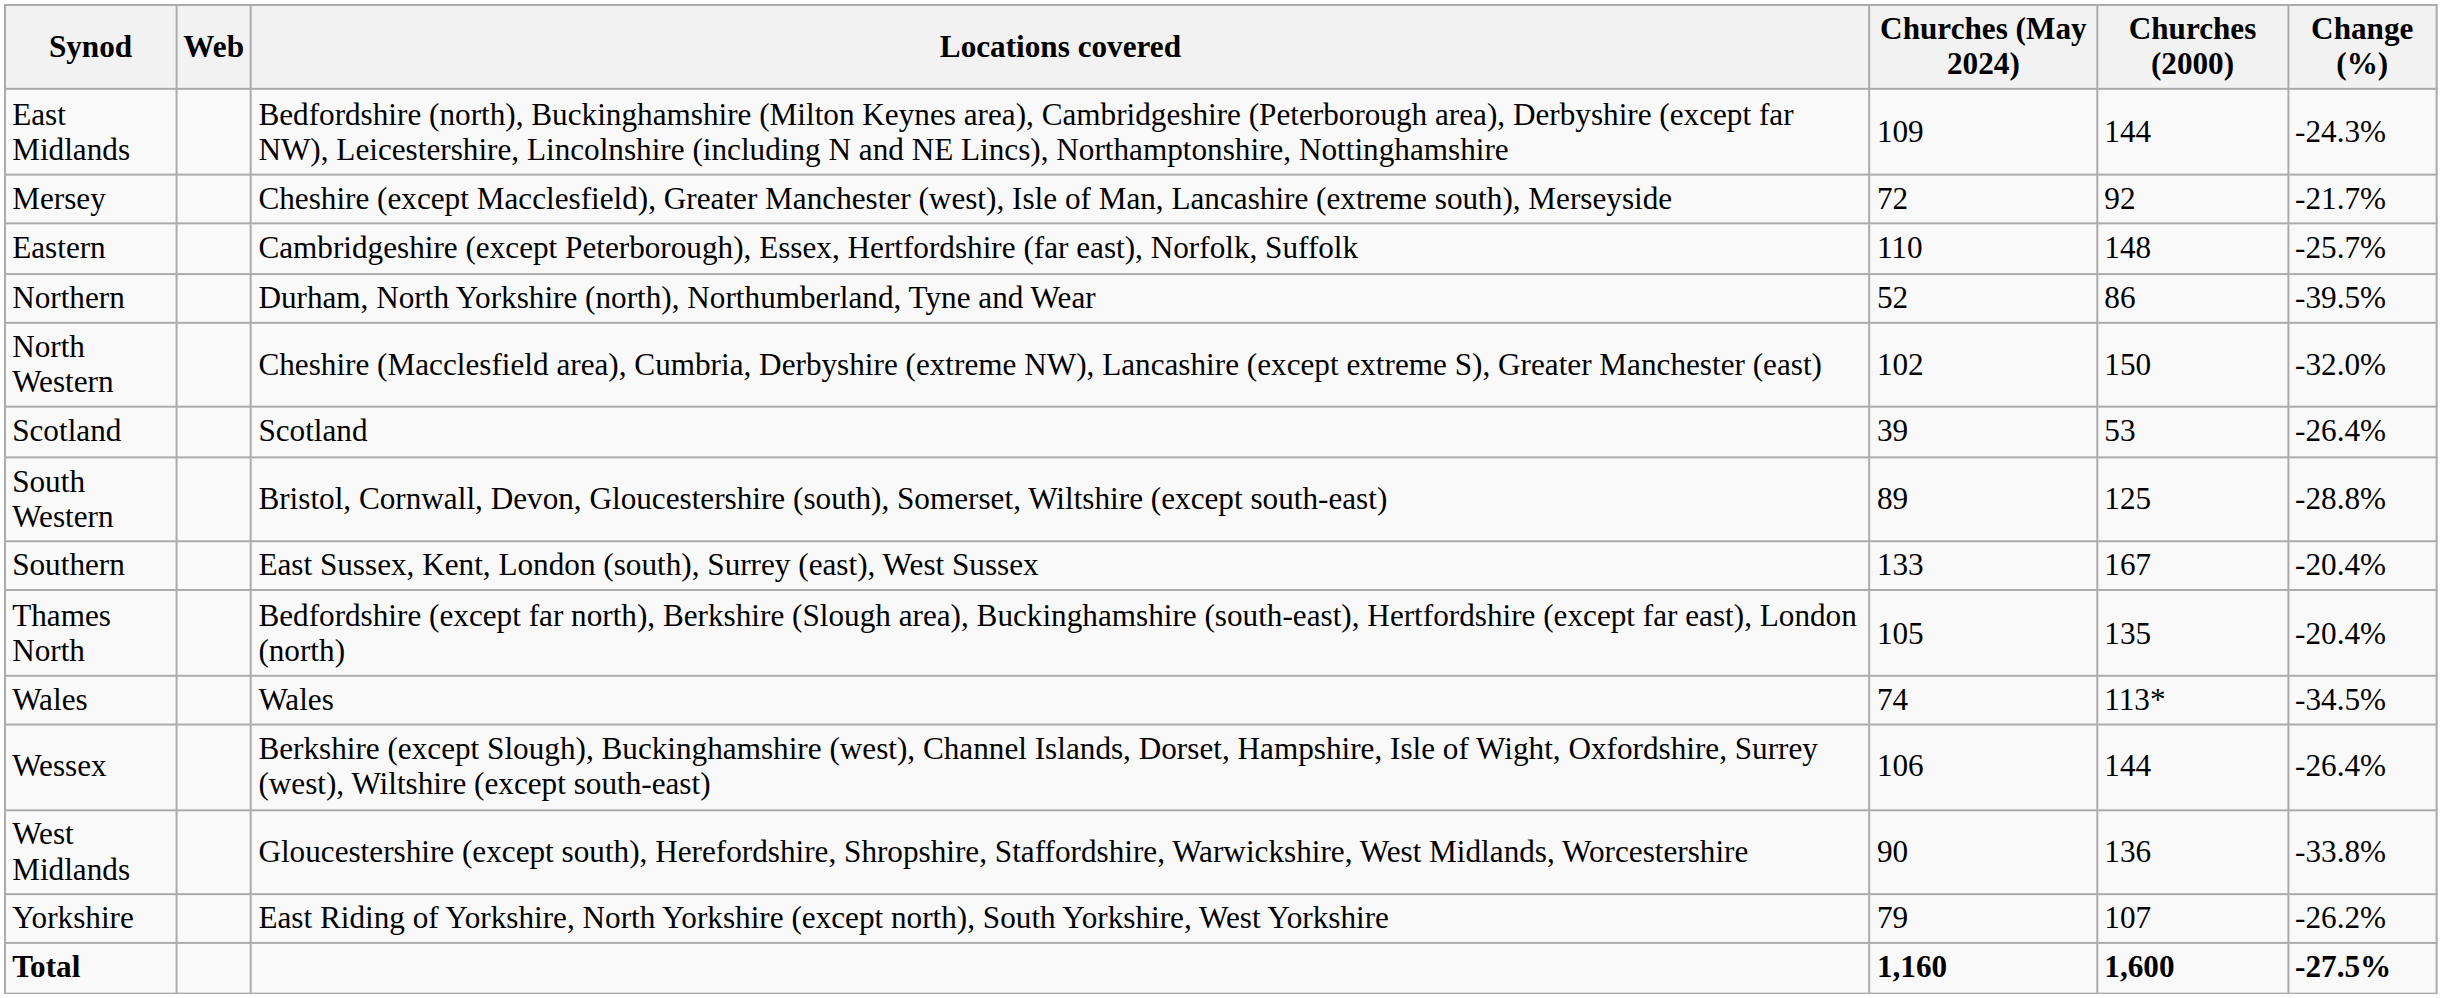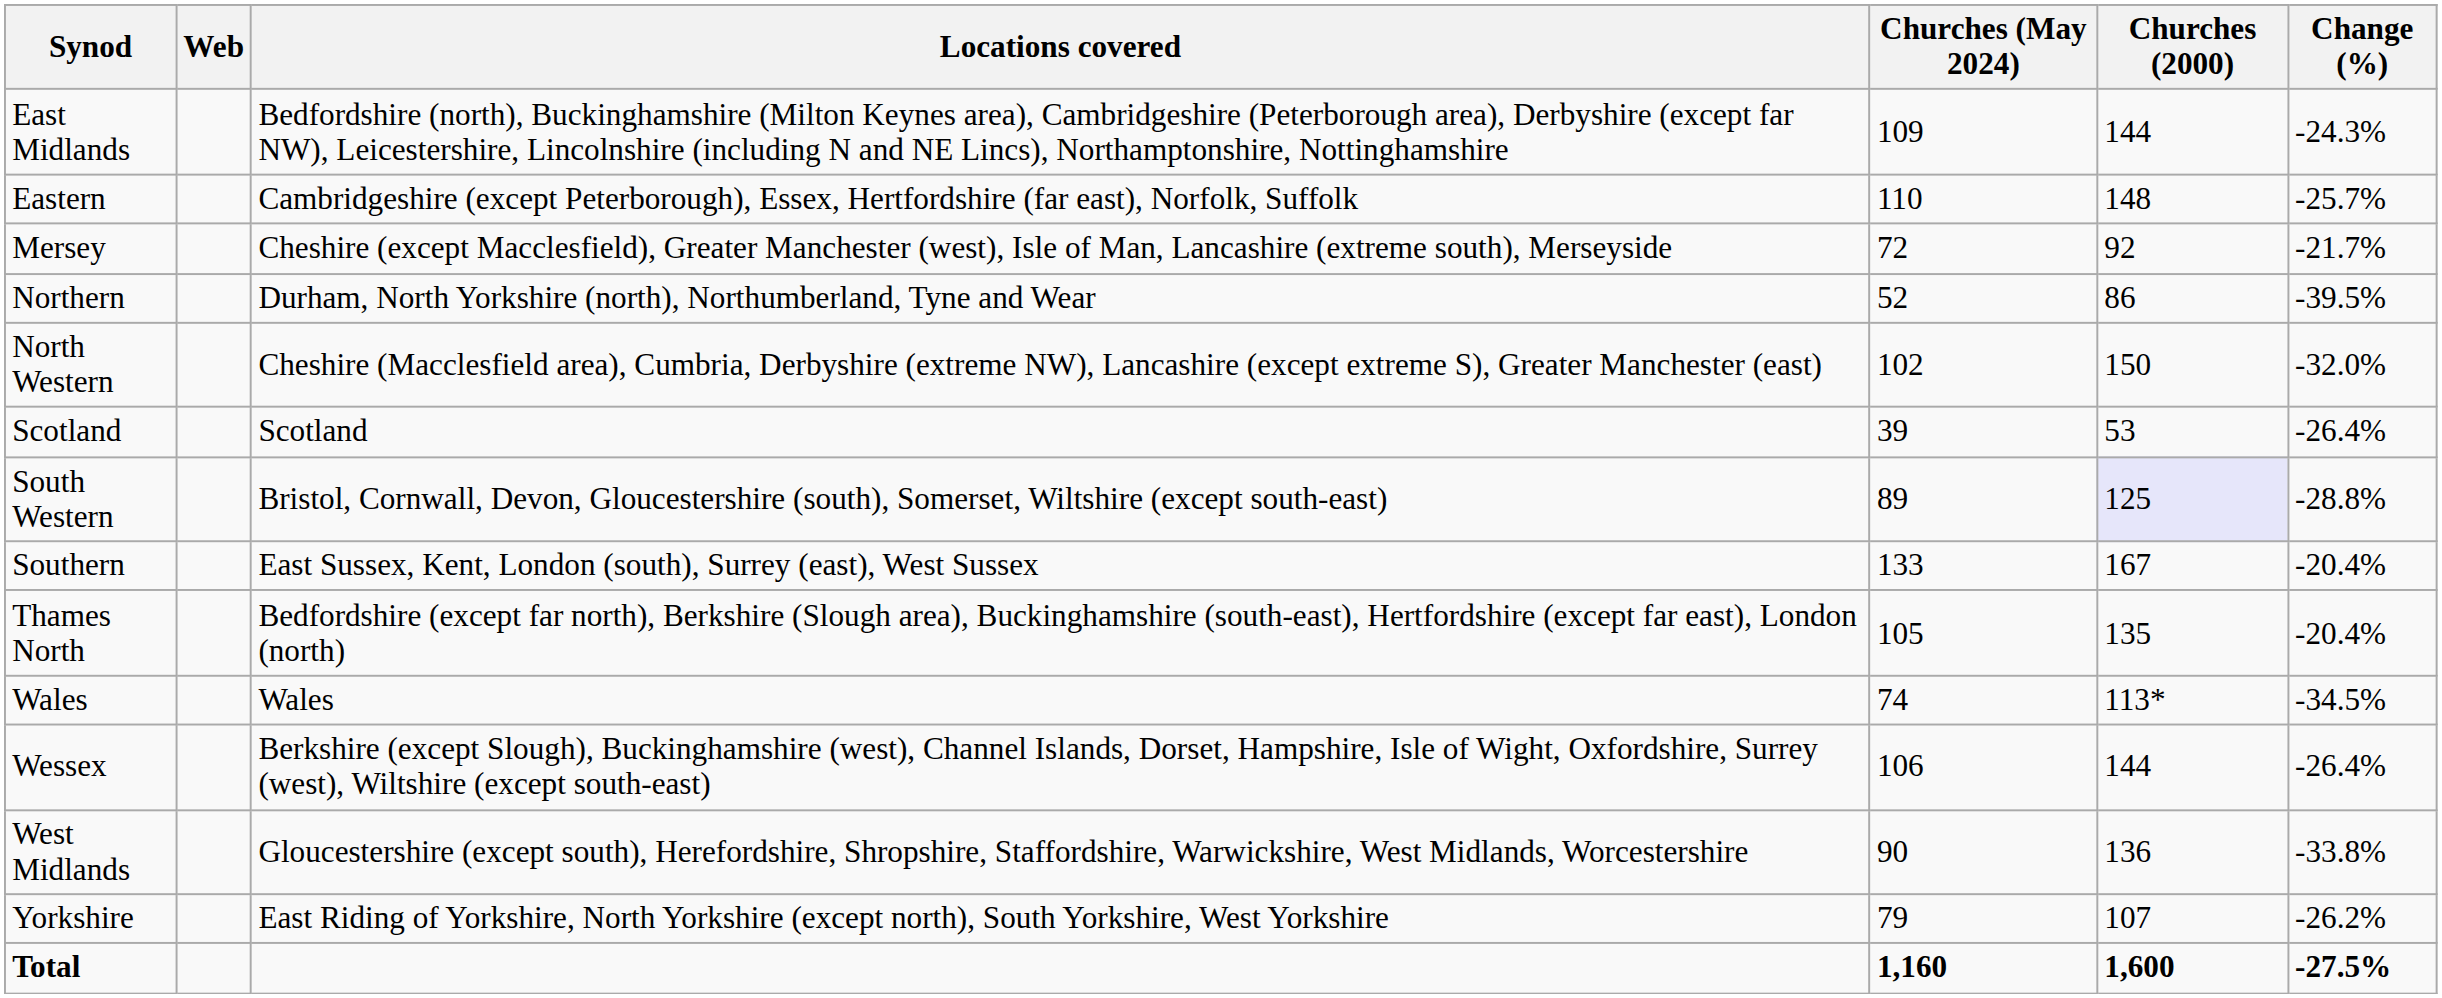rows swapped: (59, 247) <-> (59, 198)
(2128, 498) no background -> (2128, 498) lavender background
